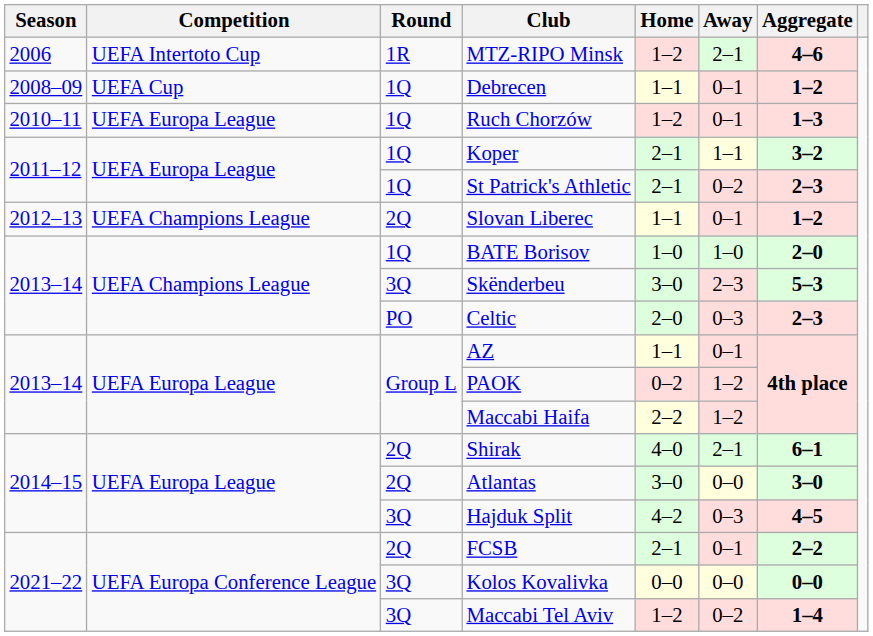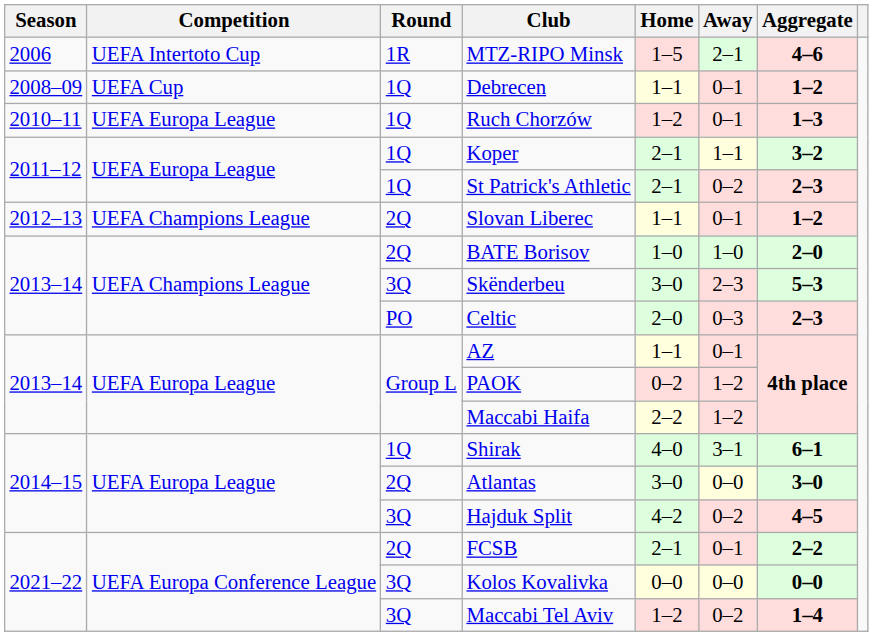(667, 53) 1–2 -> (667, 53) 1–5
(398, 251) 1Q -> (398, 251) 2Q
(398, 449) 2Q -> (398, 449) 1Q
(728, 449) 2–1 -> (728, 449) 3–1
(728, 515) 0–3 -> (728, 515) 0–2
